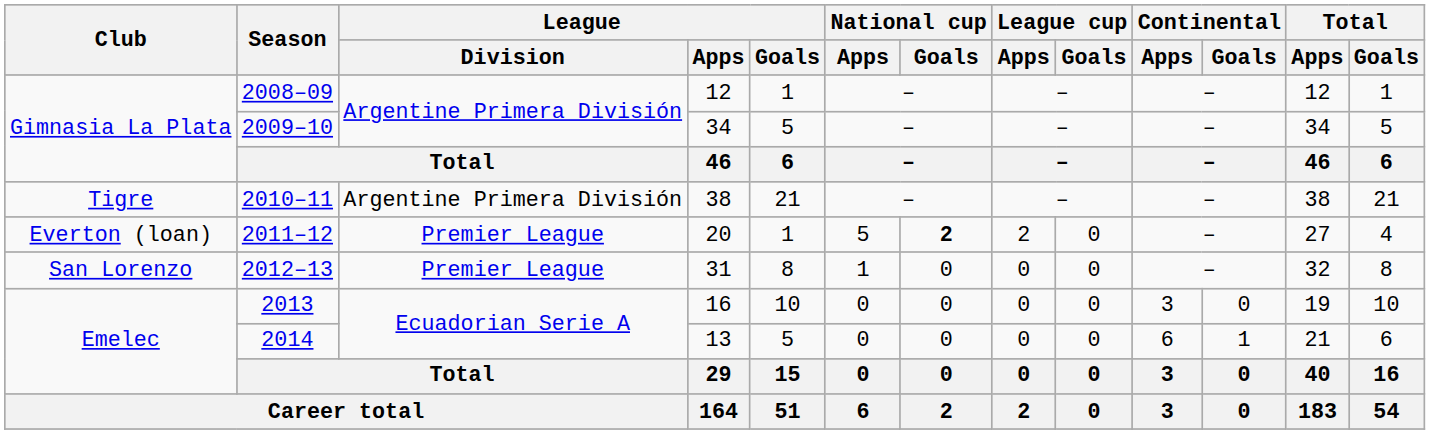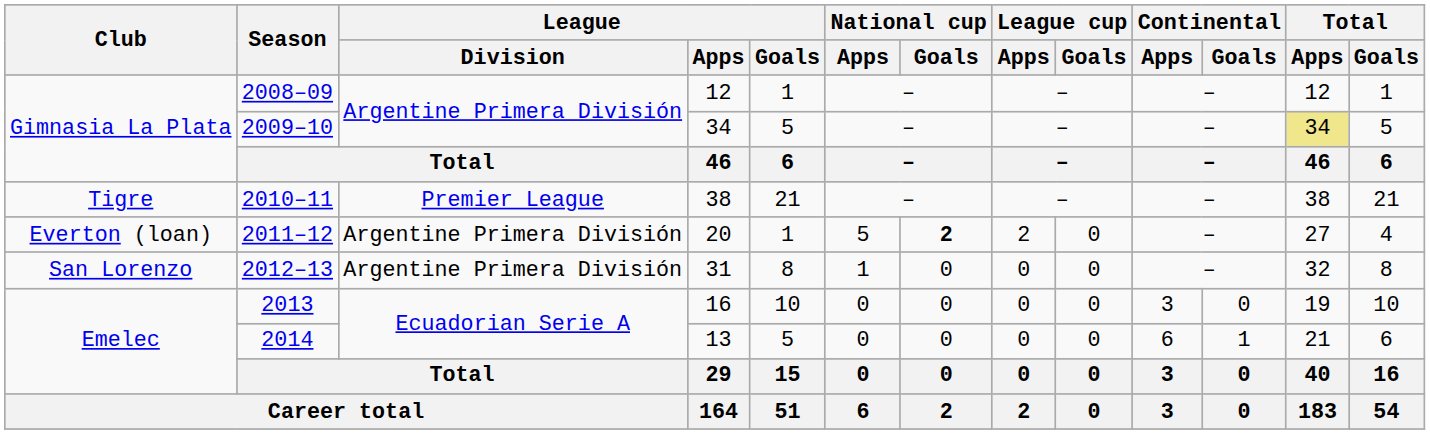(1317, 129) no background -> (1317, 129) khaki background
(513, 199) Argentine Primera División -> (513, 199) Premier League
(513, 235) Premier League -> (513, 235) Argentine Primera División
(513, 270) Premier League -> (513, 270) Argentine Primera División
